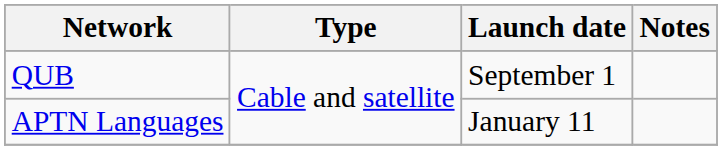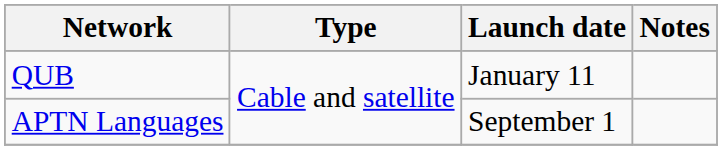(542, 74) September 1 -> (532, 74) January 11
(532, 121) January 11 -> (542, 121) September 1
